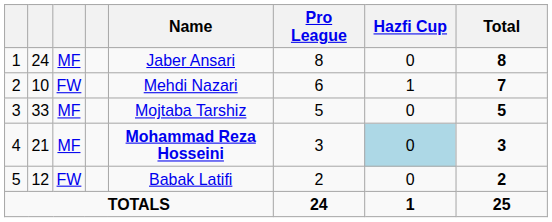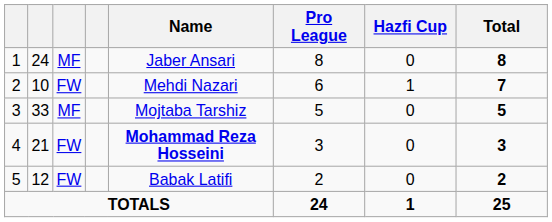(69, 145) MF -> (69, 145) FW
(410, 145) lightblue background -> (410, 145) no background
